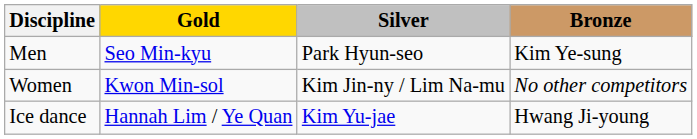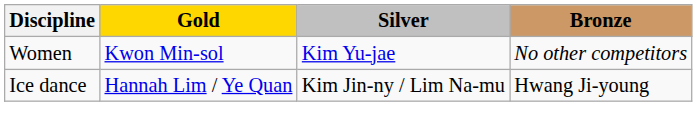- row: (28, 52)
(403, 85) Kim Jin-ny / Lim Na-mu -> (349, 52) Kim Yu-jae
(349, 117) Kim Yu-jae -> (403, 85) Kim Jin-ny / Lim Na-mu
